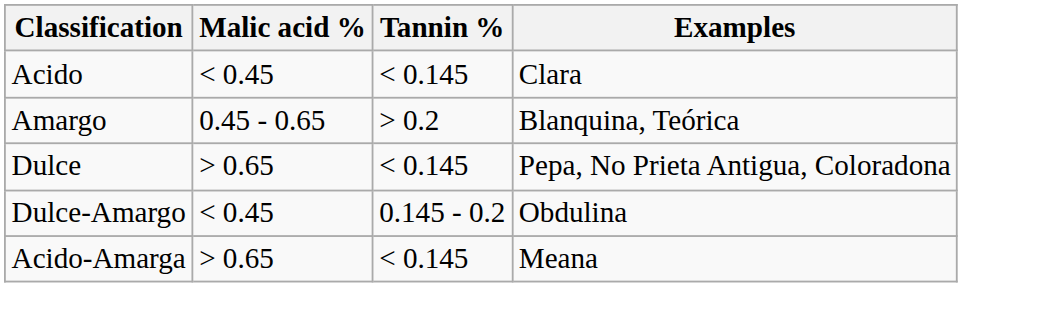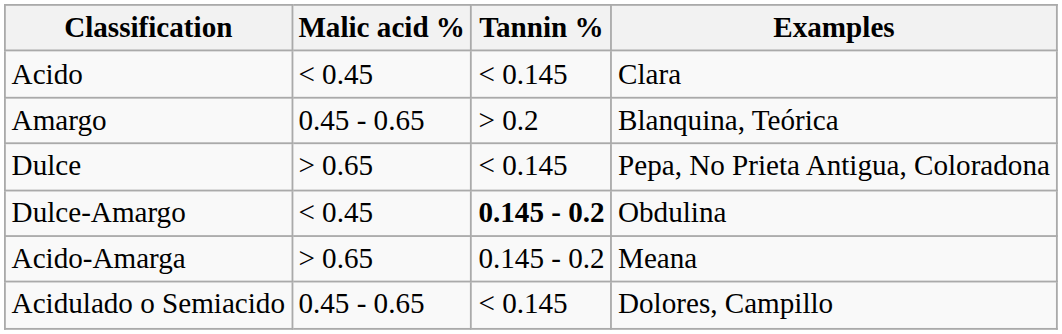(442, 212) normal -> (542, 212) bold
(424, 258) < 0.145 -> (542, 258) 0.145 - 0.2
+ row: (148, 304)
